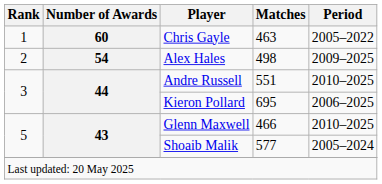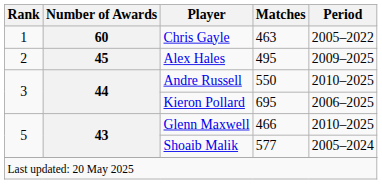(102, 59) 54 -> (102, 59) 45
(266, 59) 498 -> (266, 59) 495
(266, 80) 551 -> (266, 80) 550
